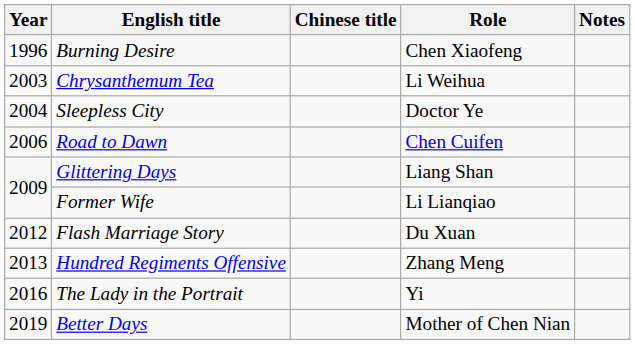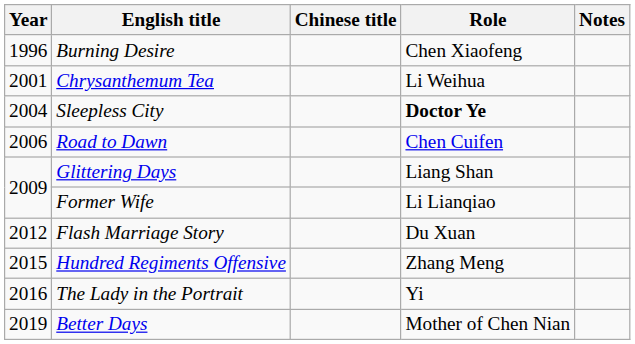(28, 80) 2003 -> (28, 80) 2001
(444, 111) normal -> (446, 111) bold
(28, 263) 2013 -> (28, 263) 2015
